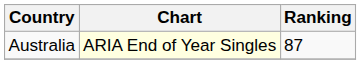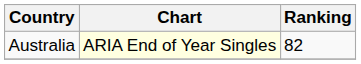(294, 45) 87 -> (294, 45) 82
